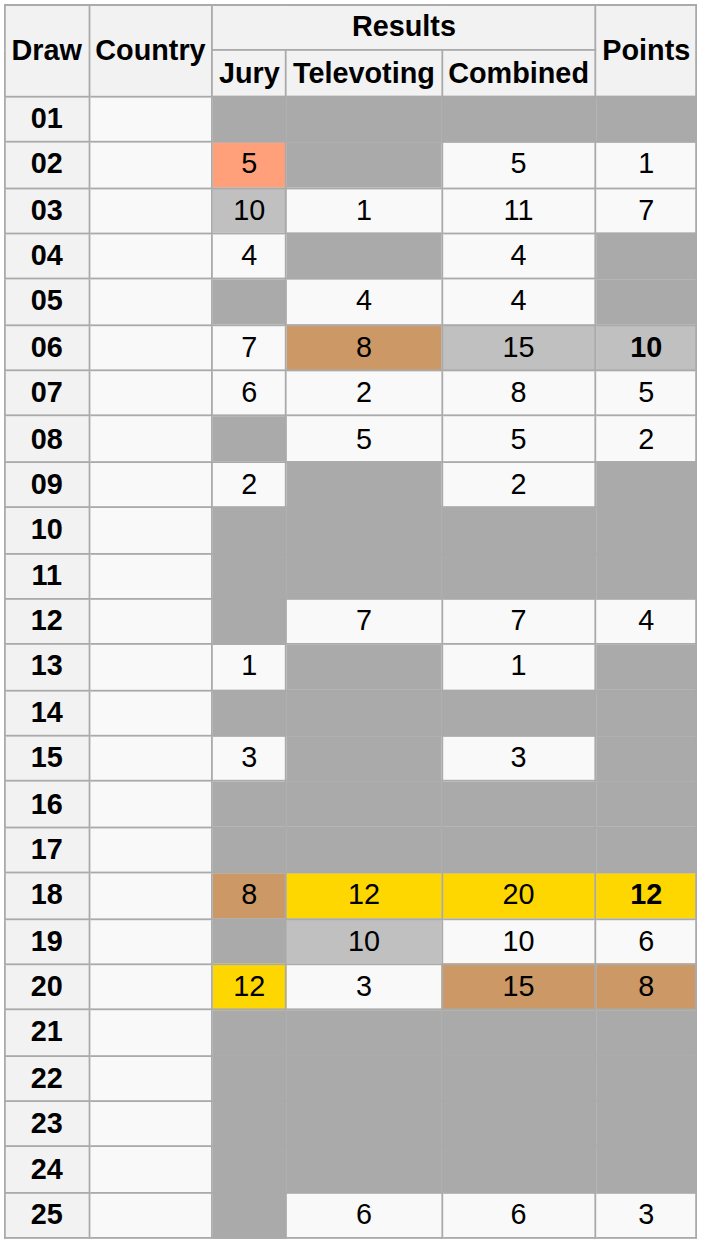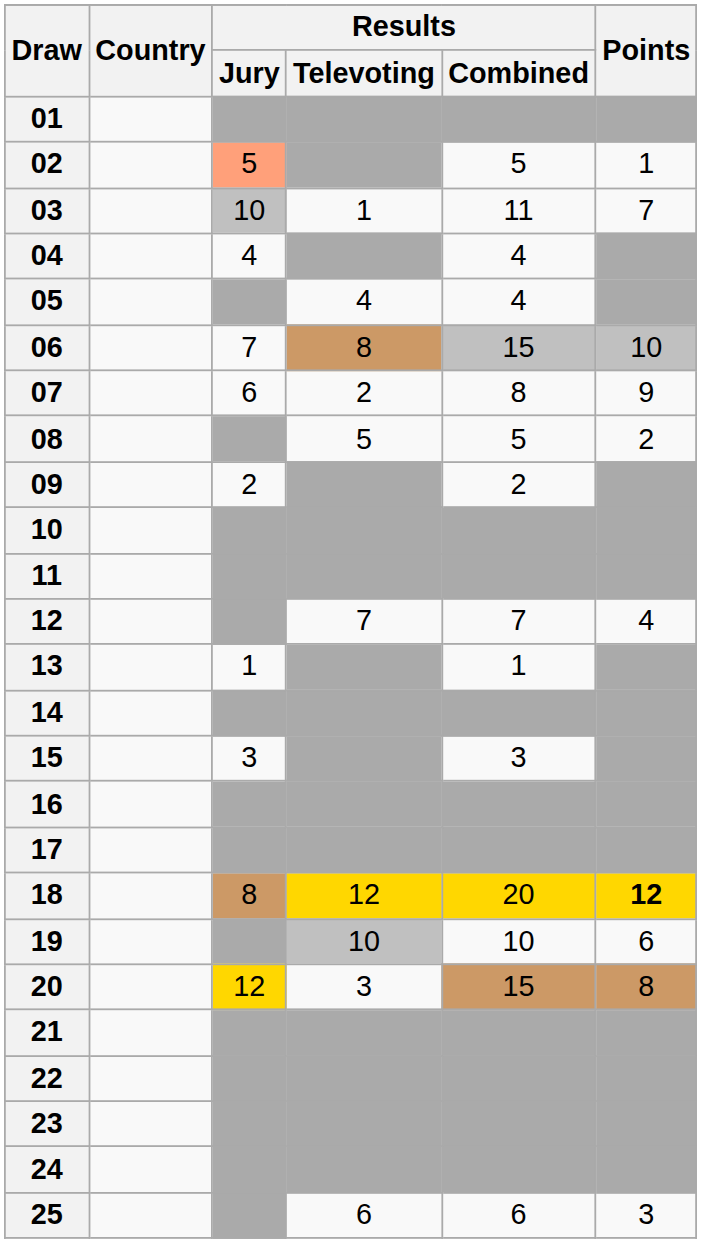(646, 347) bold -> (646, 347) normal
(646, 392) 5 -> (646, 392) 9
